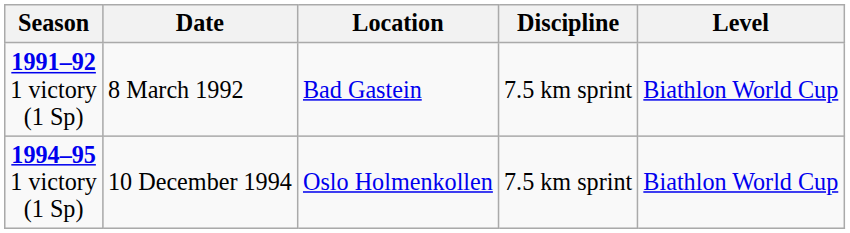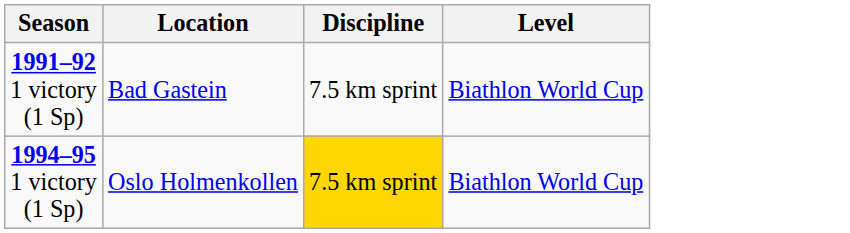- column: (200, 23)
(568, 181) no background -> (373, 181) gold background
